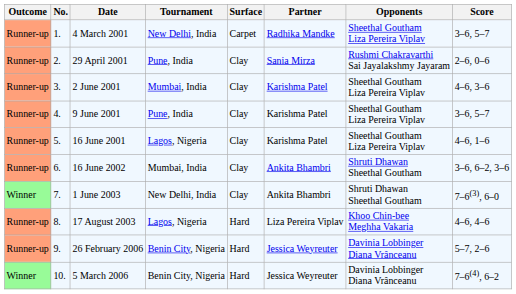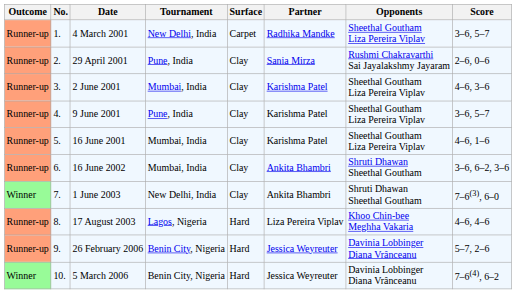(177, 141) Lagos, Nigeria -> (177, 141) Mumbai, India
